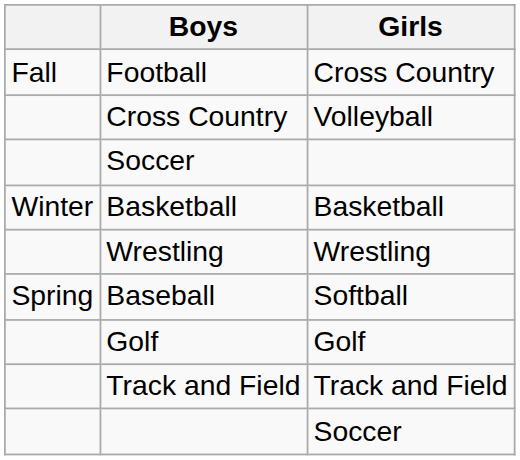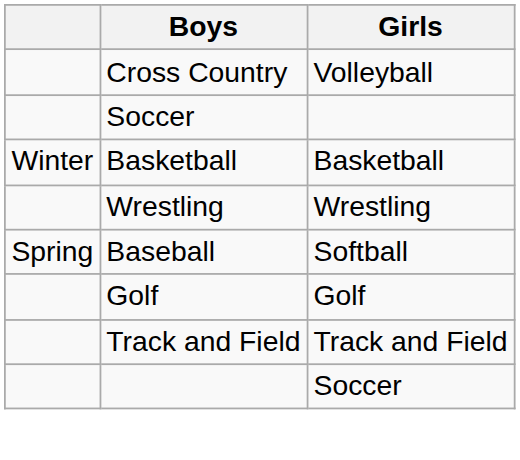- row: (157, 71)
